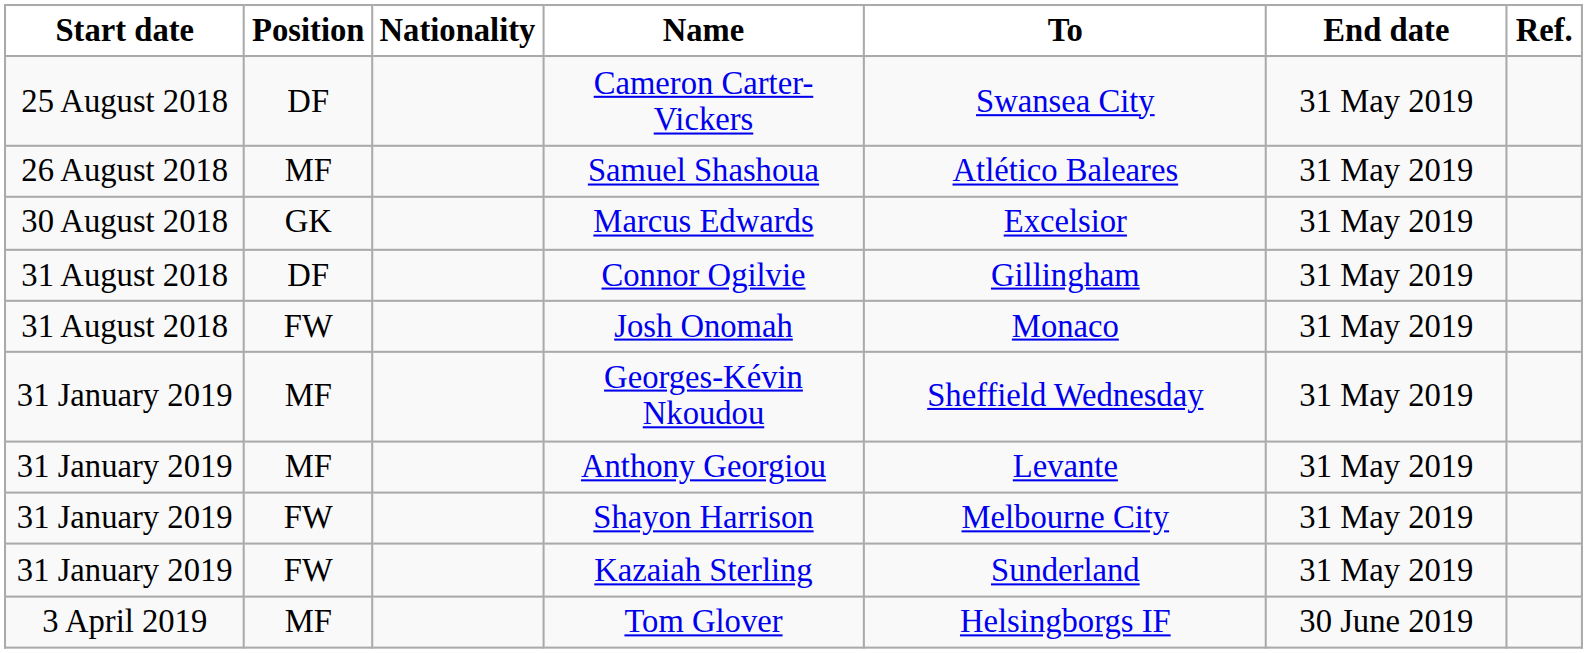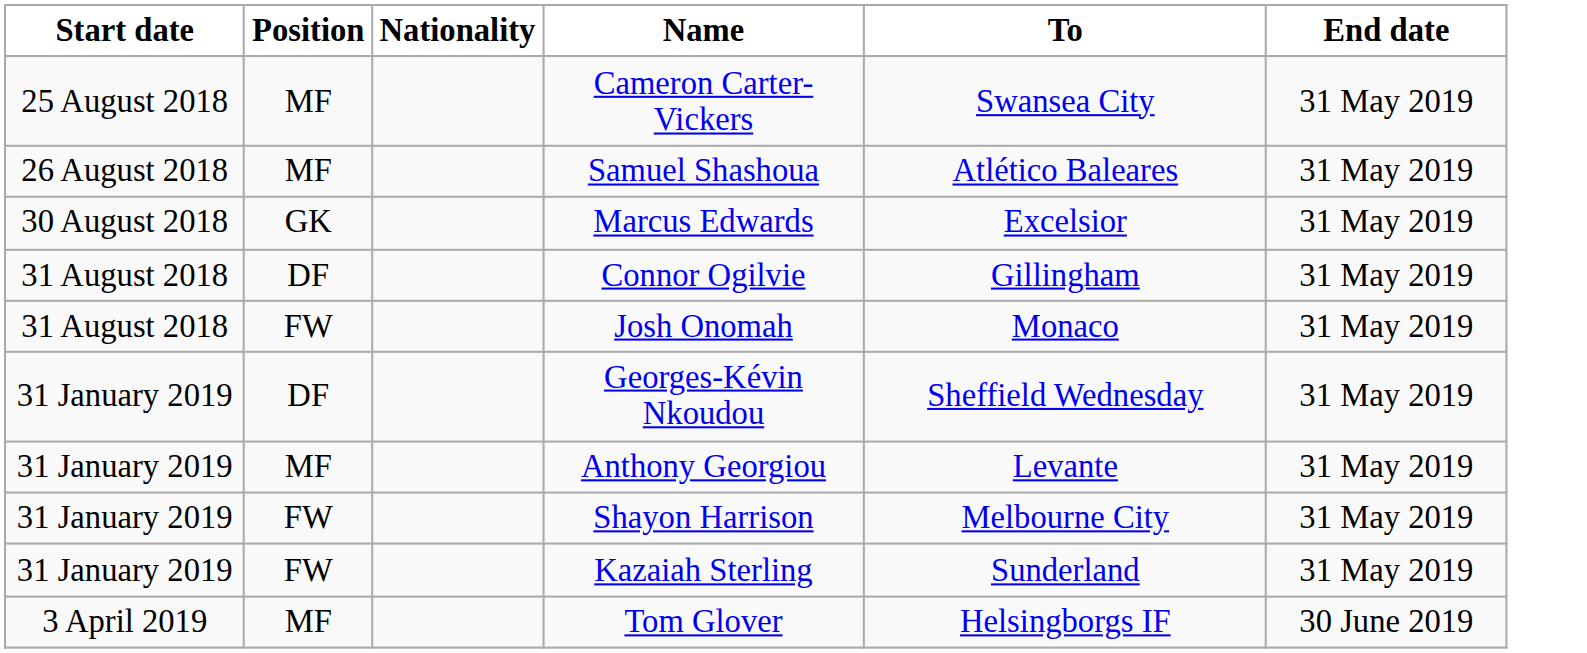- column: (1544, 30)
(308, 100) DF -> (308, 100) MF
(308, 396) MF -> (308, 396) DF
